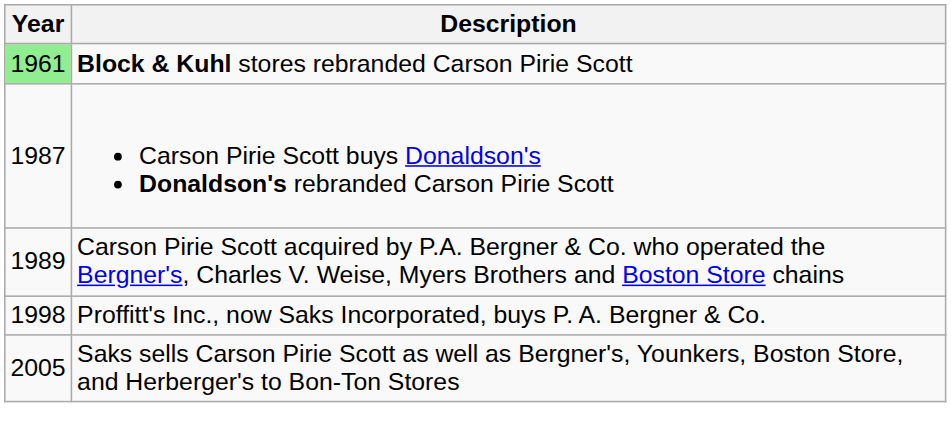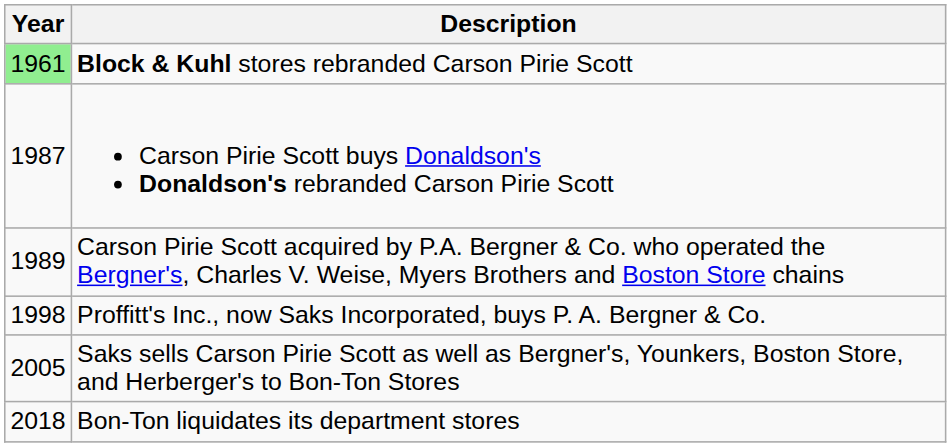+ row: (298, 421)
